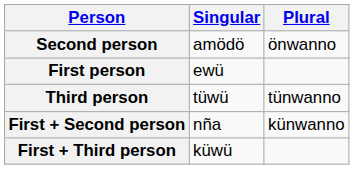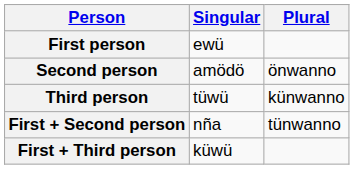rows swapped: (97, 71) <-> (97, 44)
(304, 97) tünwanno -> (306, 97) künwanno
(306, 124) künwanno -> (304, 124) tünwanno
